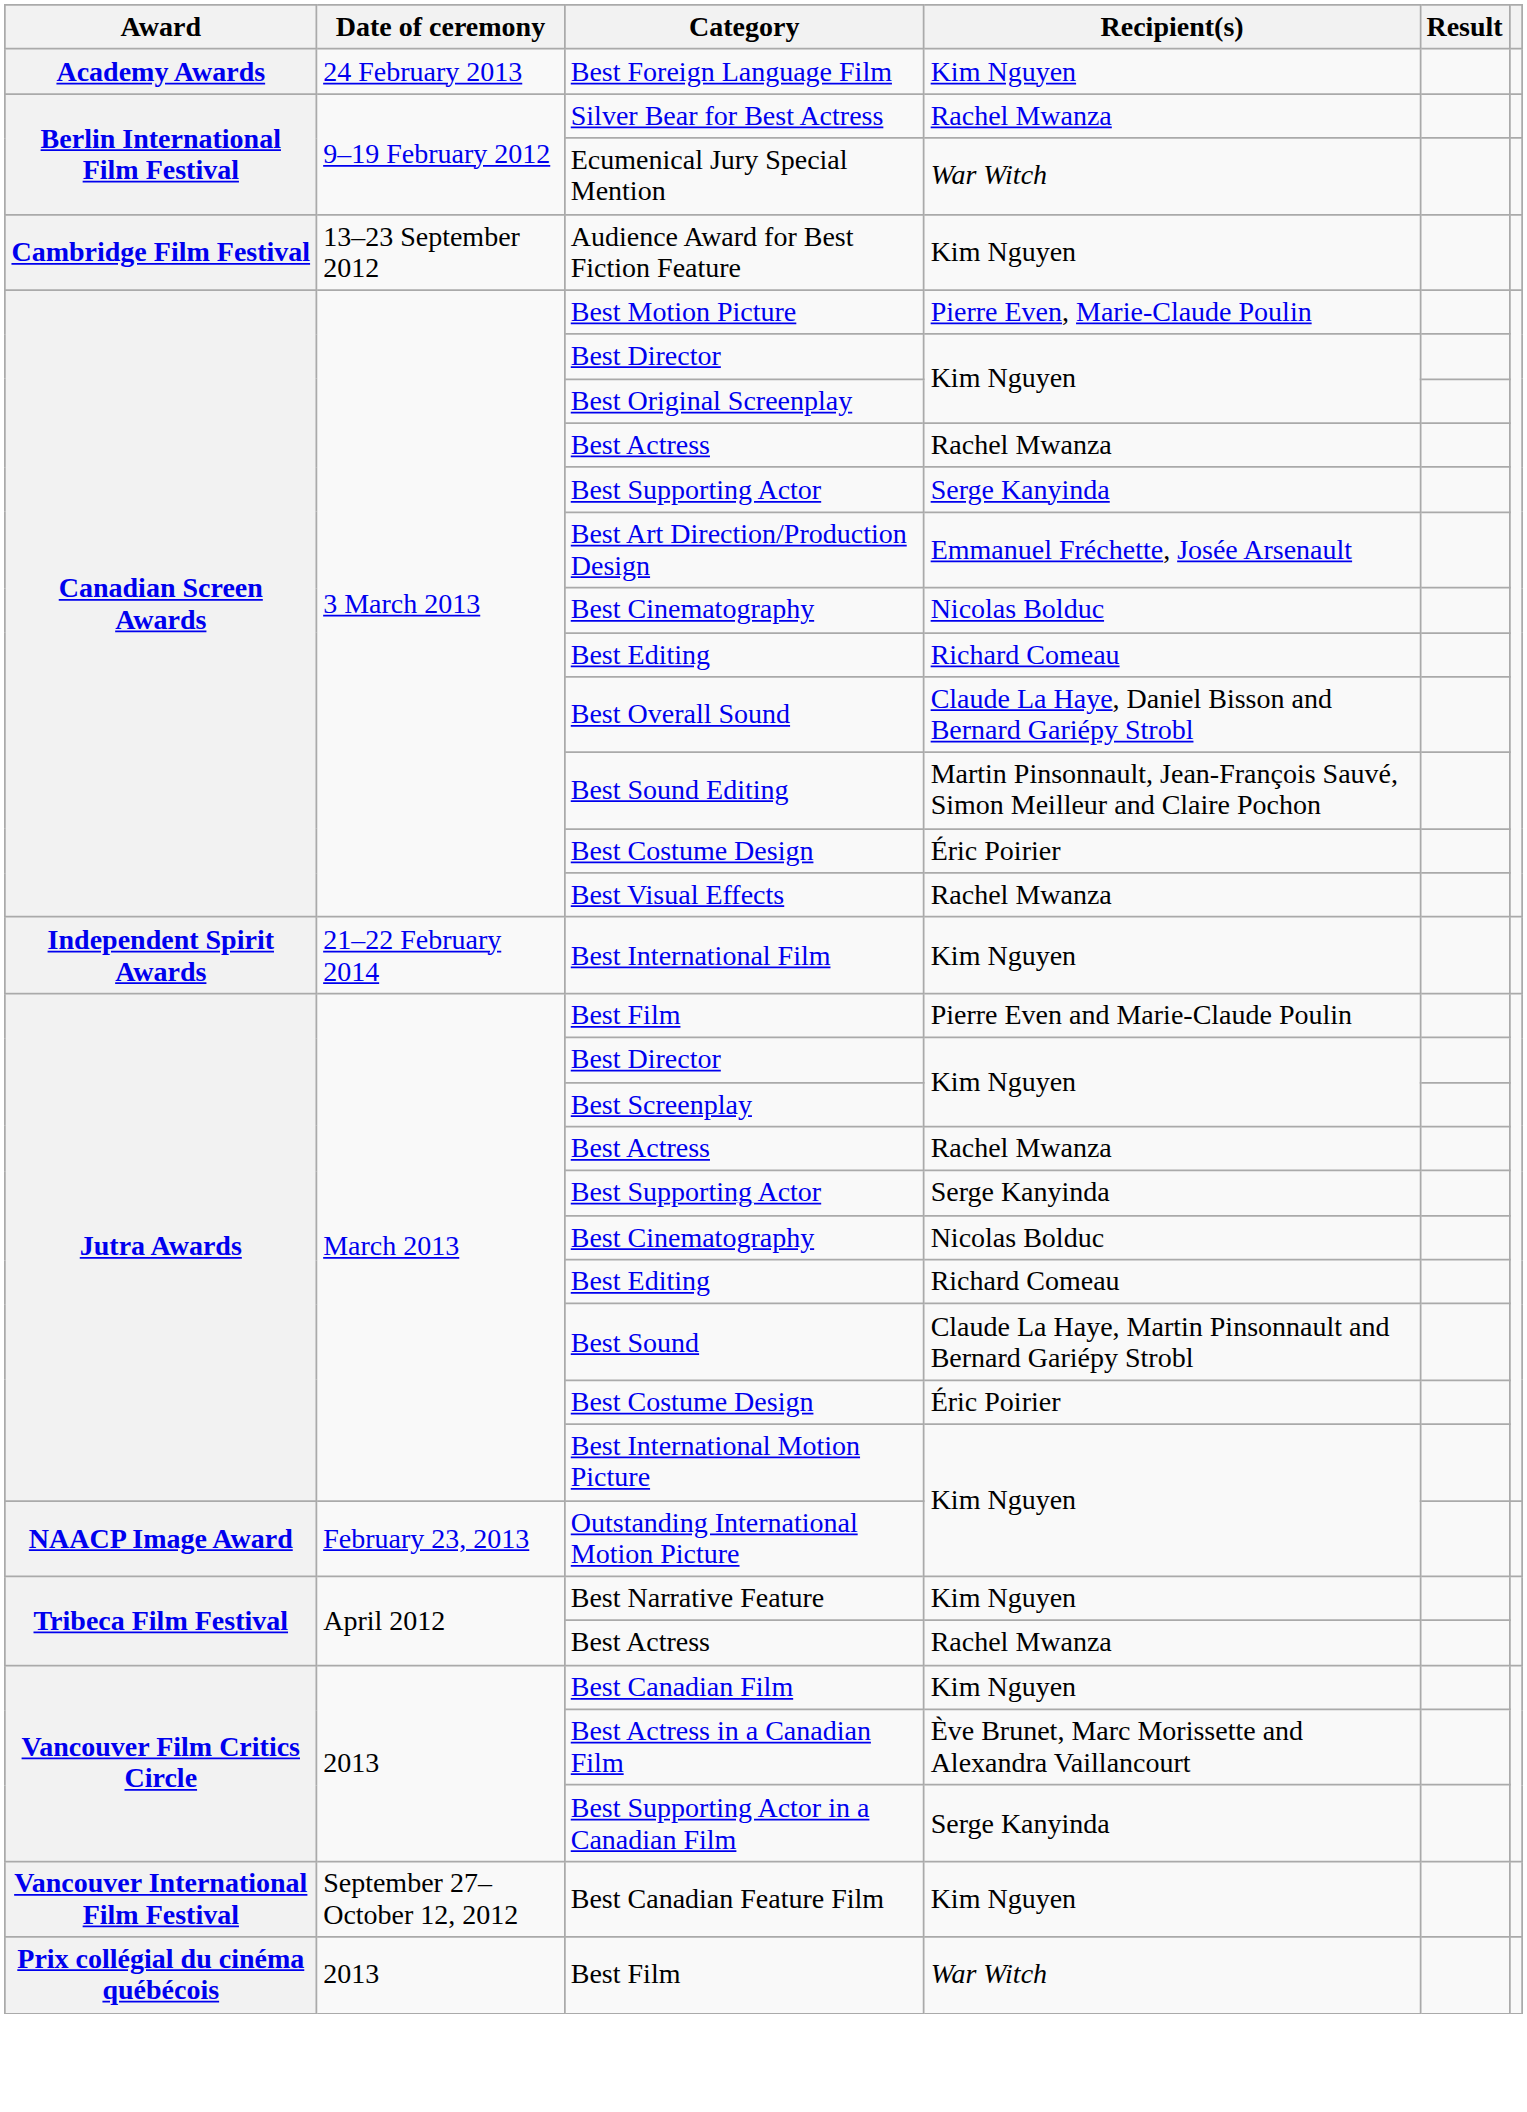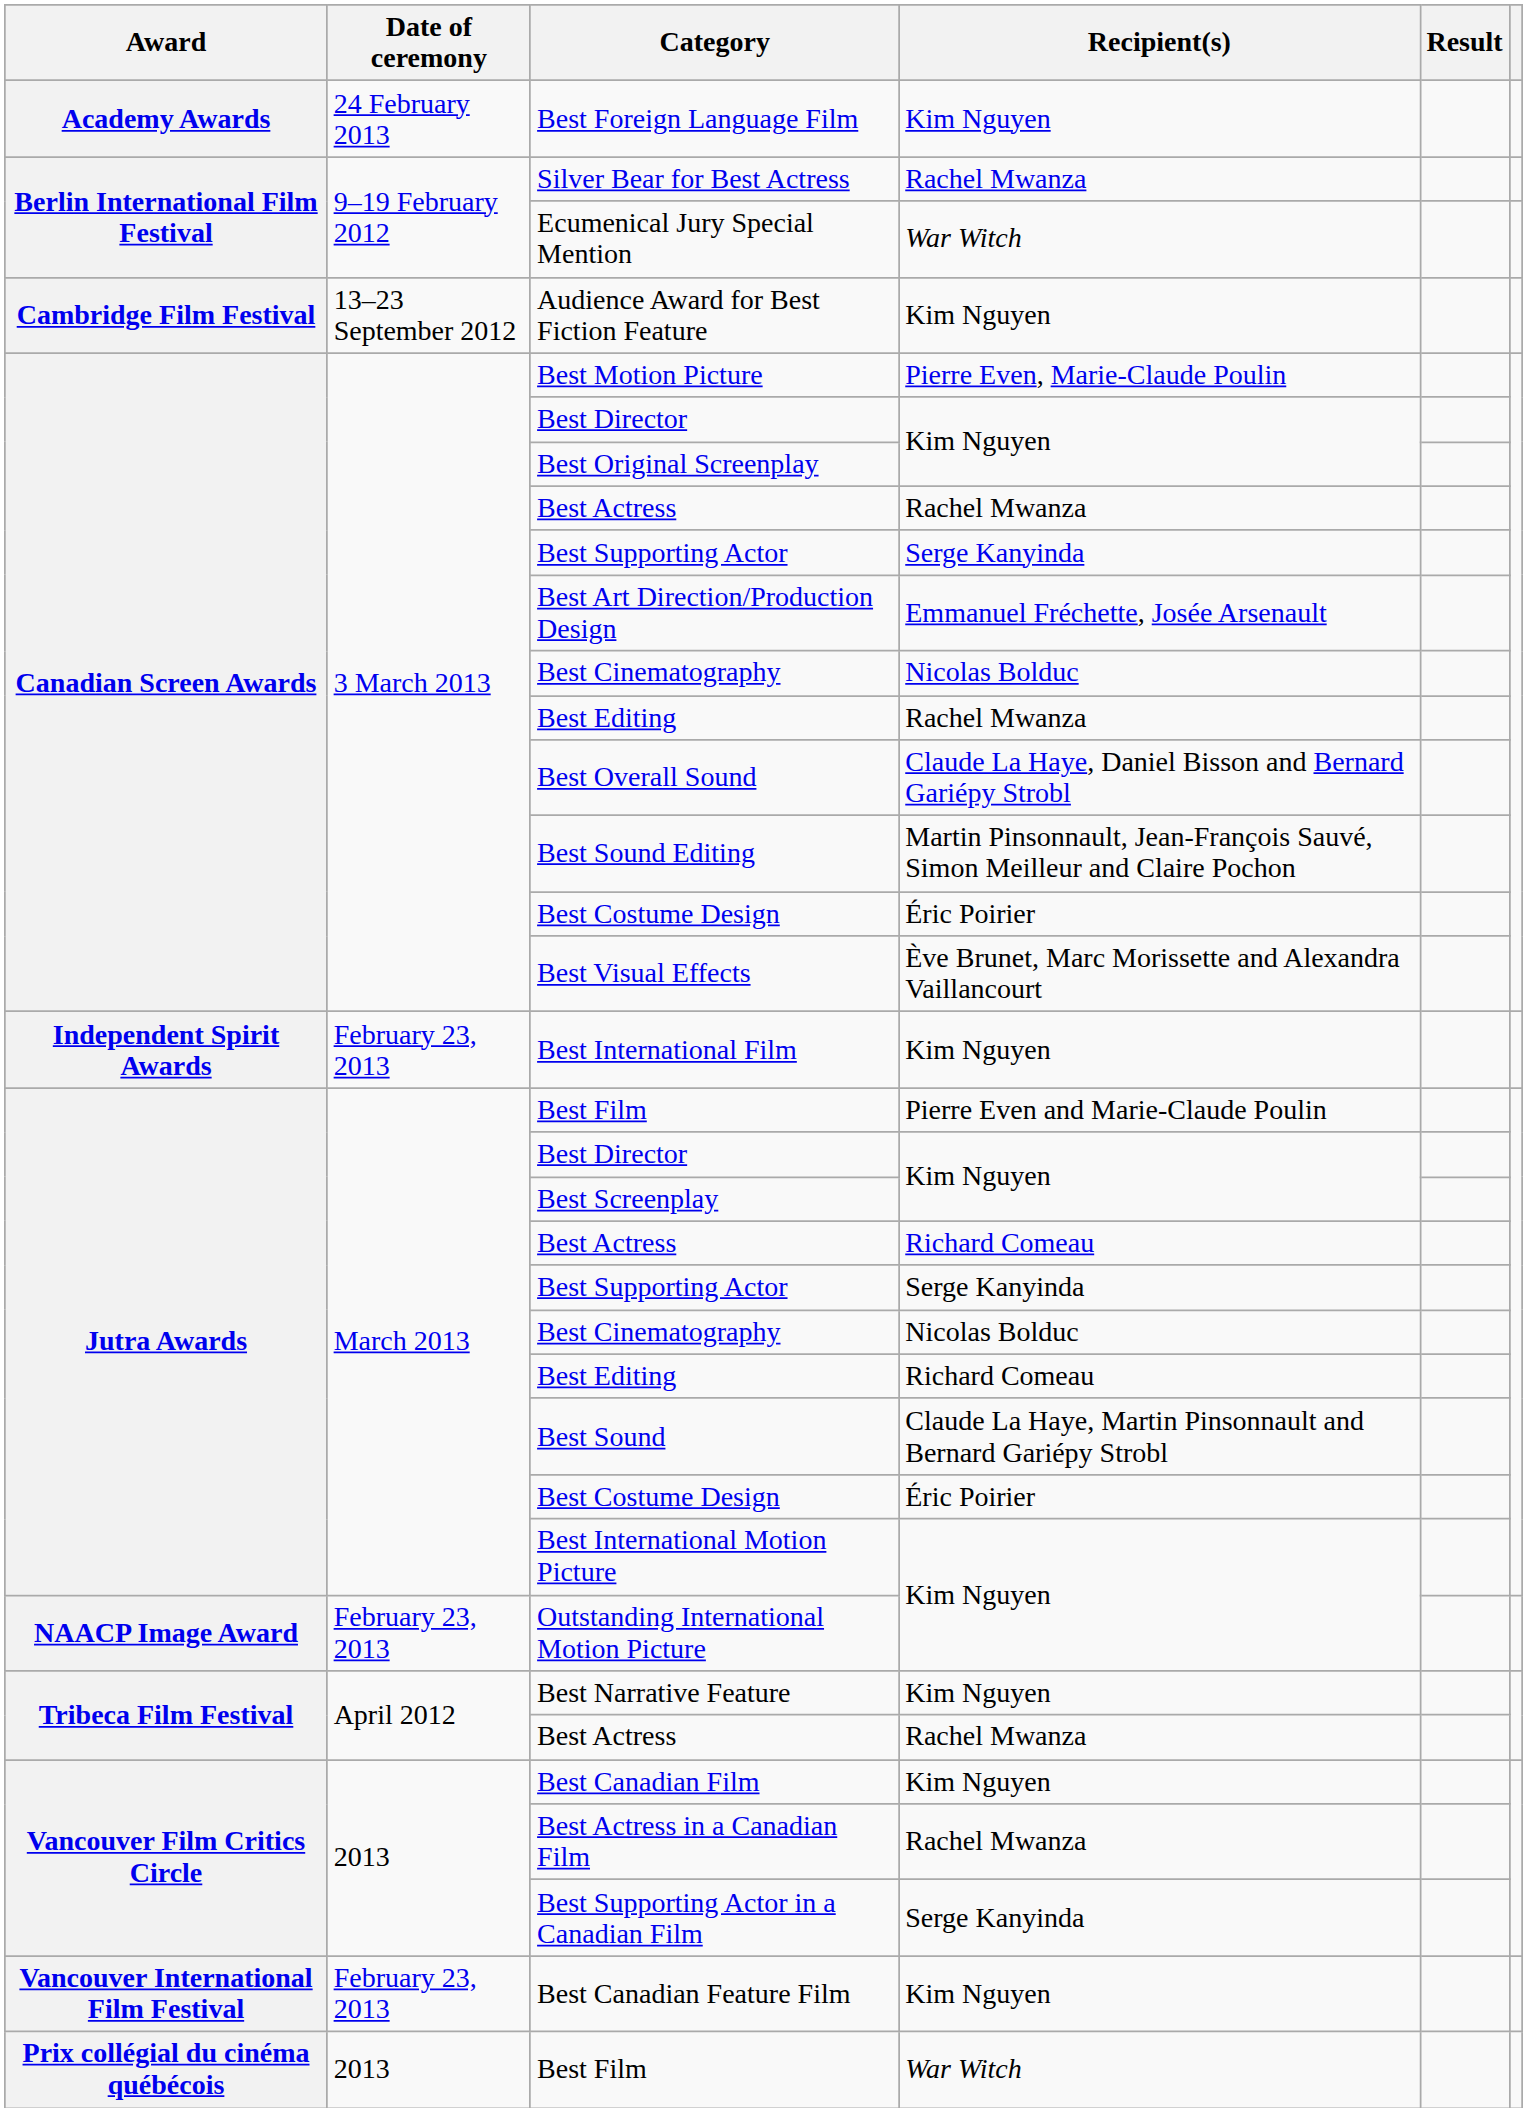(1025, 654) Richard Comeau -> (996, 717) Rachel Mwanza
(1021, 894) Rachel Mwanza -> (1153, 973) Ève Brunet, Marc Morissette and Alexandra Vaillancourt
(412, 954) 21–22 February 2014 -> (405, 1049) February 23, 2013
(1021, 1148) Rachel Mwanza -> (1000, 1242) Richard Comeau
(1117, 1746) Ève Brunet, Marc Morissette and Alexandra Vaillancourt -> (996, 1841) Rachel Mwanza
(421, 1898) September 27–October 12, 2012 -> (405, 1993) February 23, 2013
